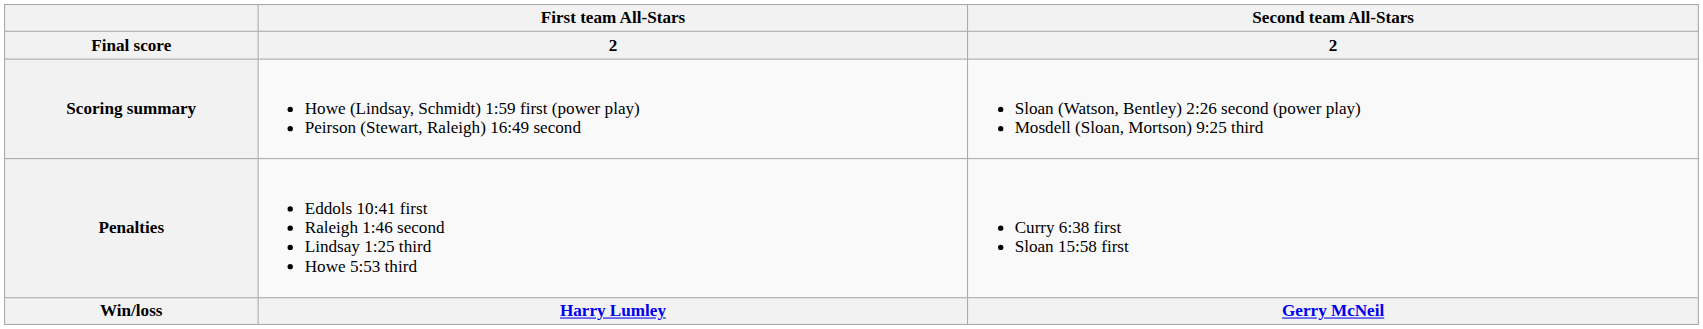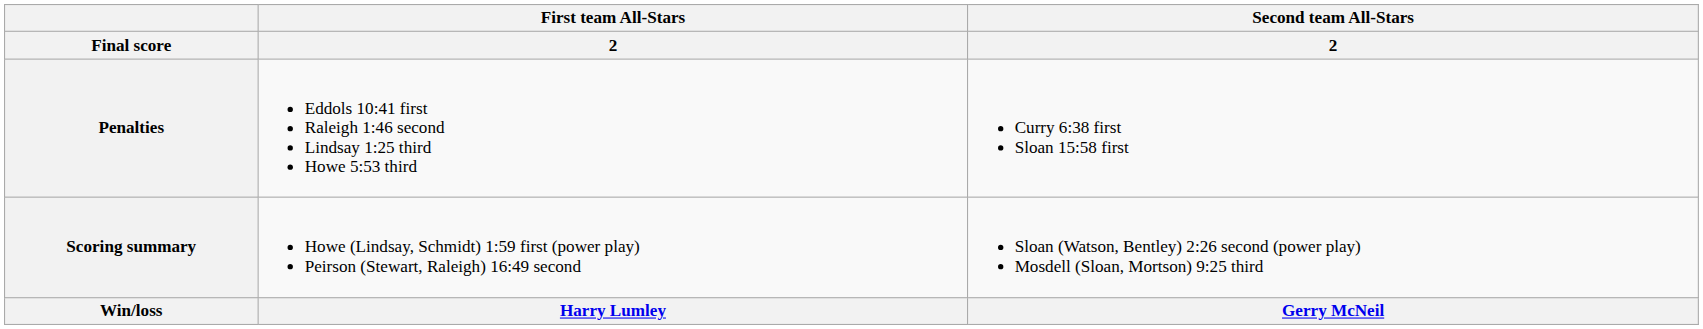rows swapped: (131, 108) <-> (131, 227)
